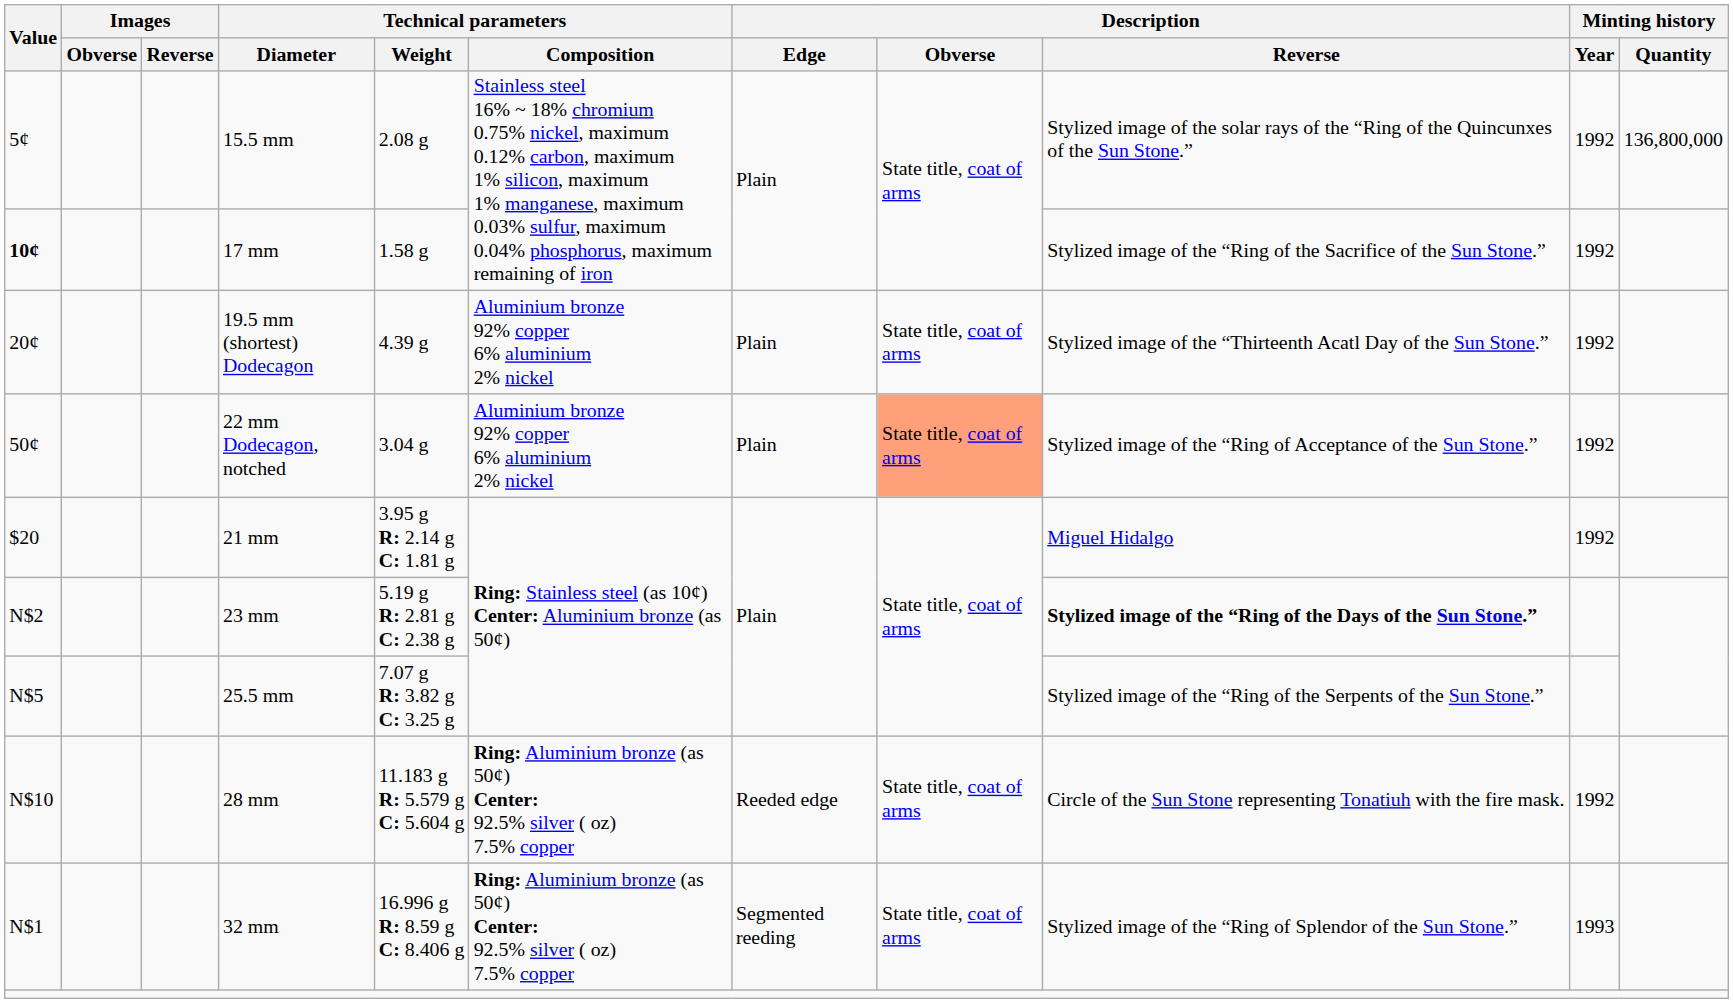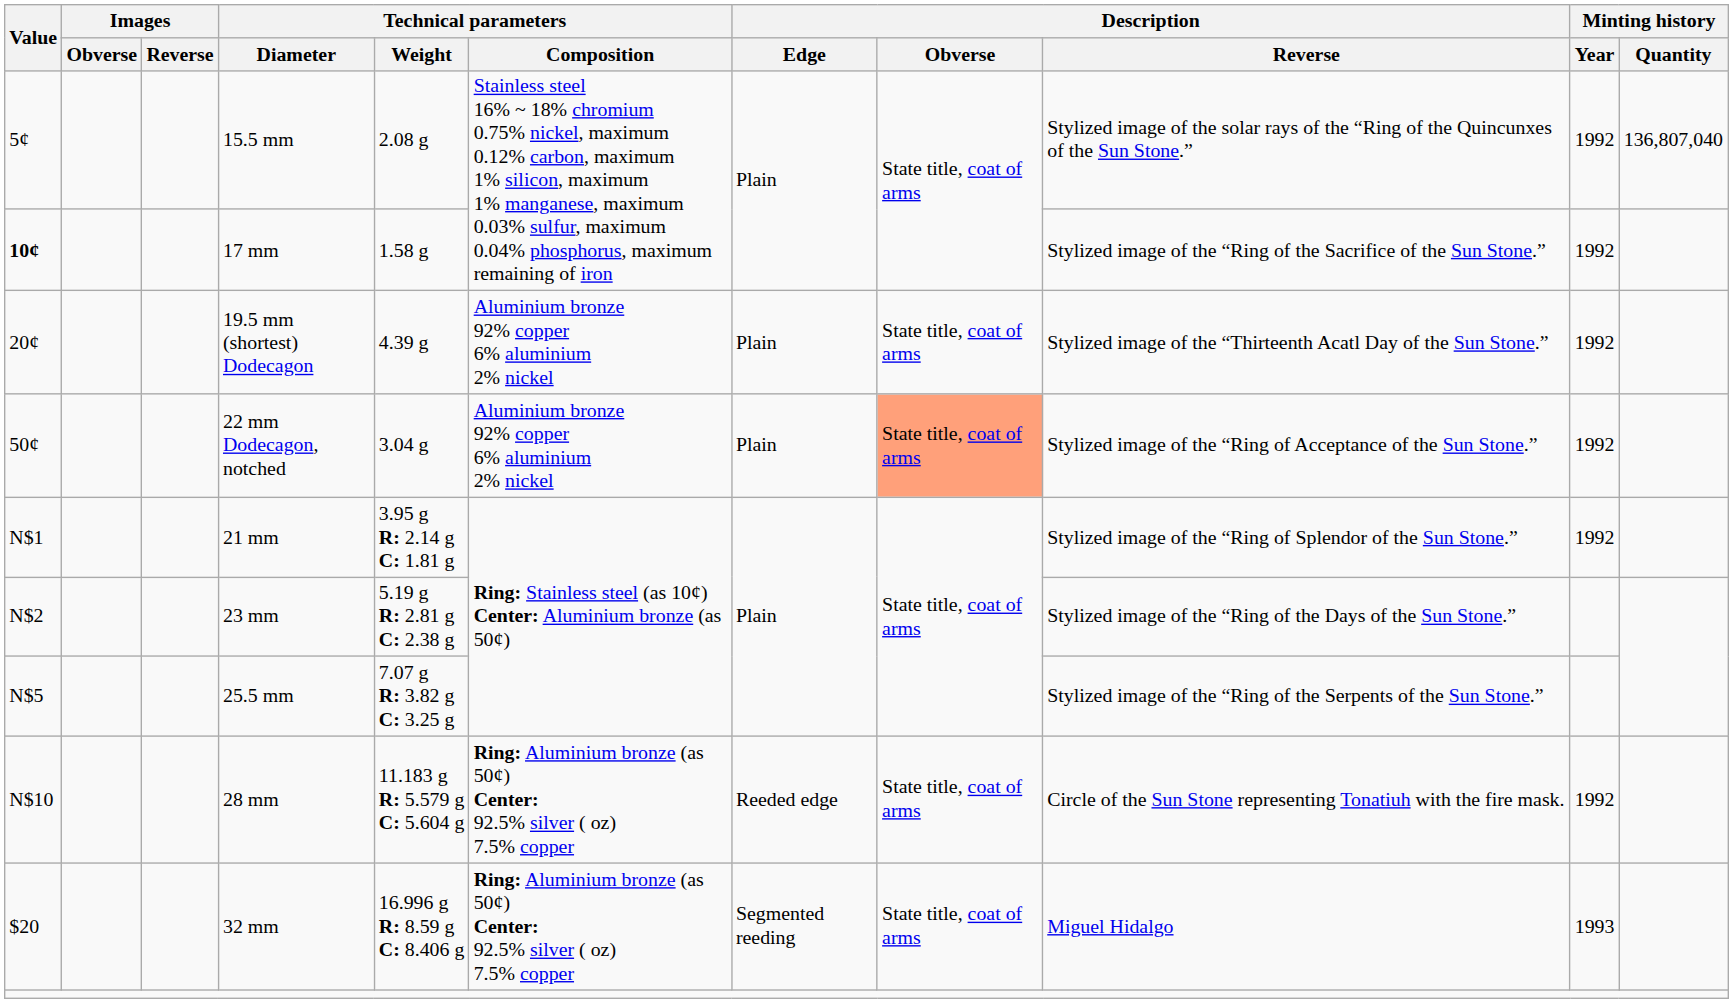(1673, 140) 136,800,000 -> (1673, 140) 136,807,040
(24, 537) $20 -> (26, 537) N$1
(1110, 537) Miguel Hidalgo -> (1282, 537) Stylized image of the “Ring of Splendor of the Sun Stone.”
(1292, 616) bold -> (1282, 616) normal
(26, 926) N$1 -> (24, 926) $20
(1282, 926) Stylized image of the “Ring of Splendor of the Sun Stone.” -> (1110, 926) Miguel Hidalgo
